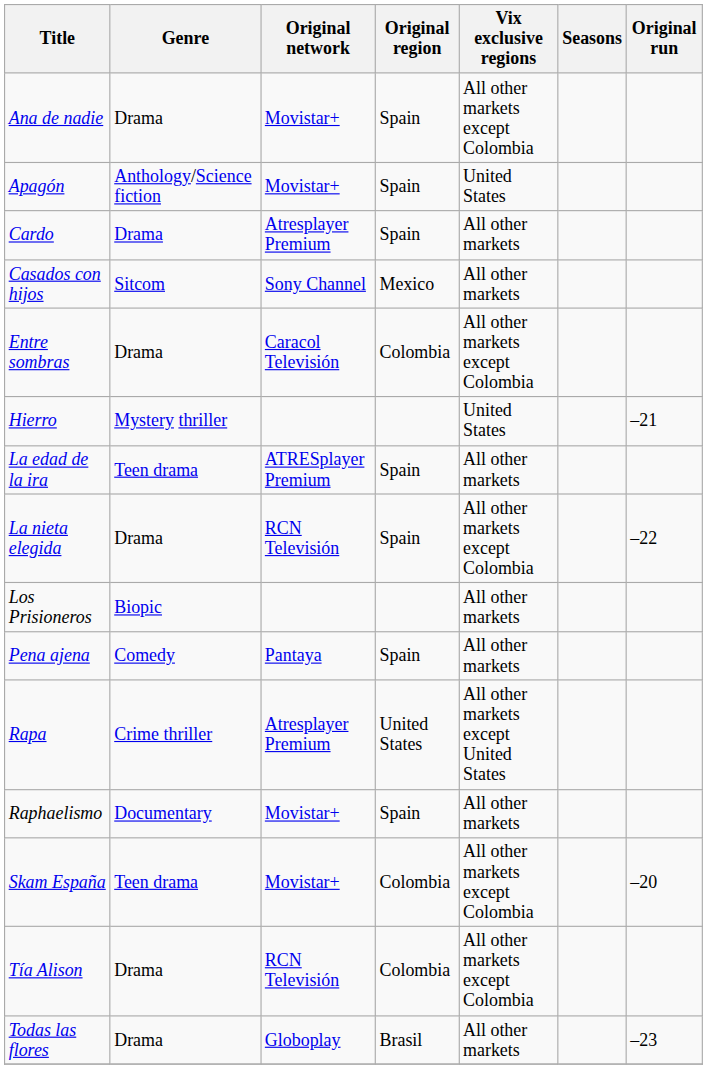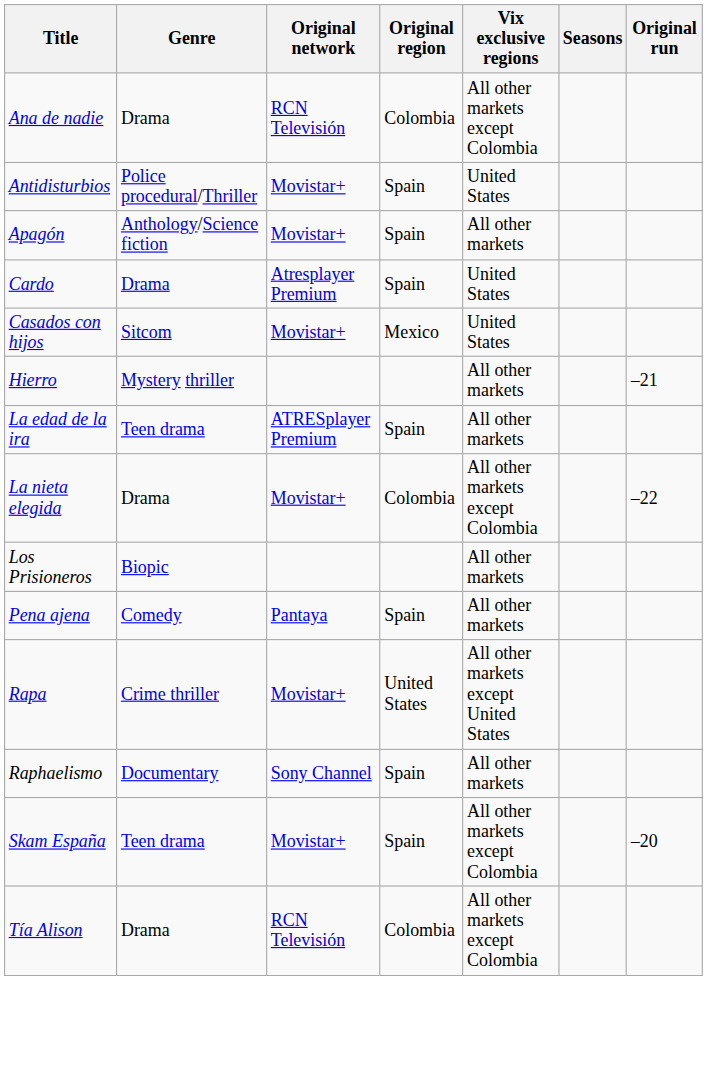(302, 117) Movistar+ -> (308, 117) RCN Televisión
(400, 117) Spain -> (420, 117) Colombia
+ row: (59, 186)
(487, 186) United States -> (499, 235) All other markets
(495, 235) All other markets -> (491, 283) United States
(315, 283) Sony Channel -> (308, 332) Movistar+
(495, 283) All other markets -> (491, 332) United States
- row: (39, 352)
(487, 421) United States -> (499, 380) All other markets
(302, 538) RCN Televisión -> (308, 498) Movistar+
(400, 538) Spain -> (420, 498) Colombia
(307, 734) Atresplayer Premium -> (308, 694) Movistar+
(302, 813) Movistar+ -> (321, 773) Sony Channel
(415, 882) Colombia -> (405, 841) Spain
- row: (42, 1039)
